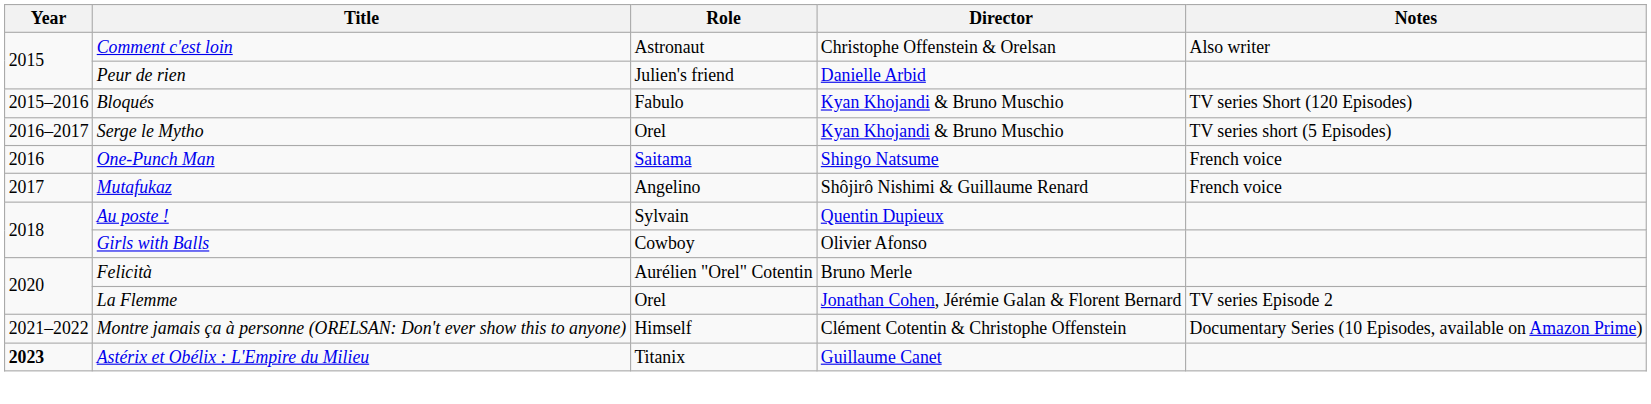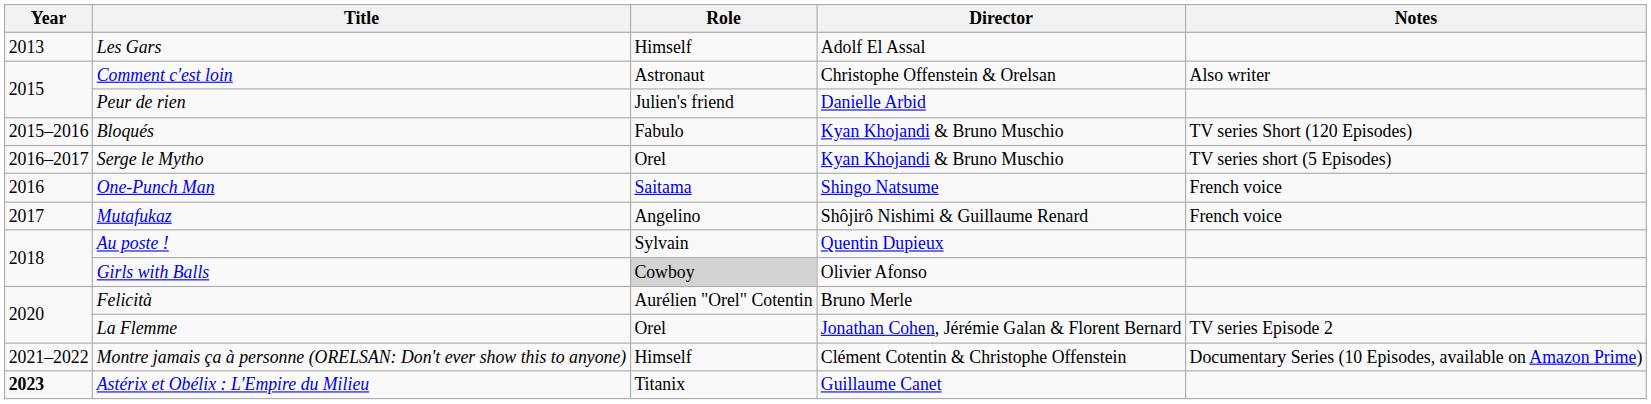+ row: (129, 46)
(664, 243) no background -> (664, 272) lightgrey background
